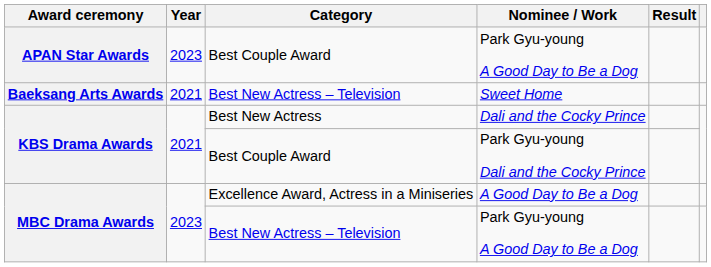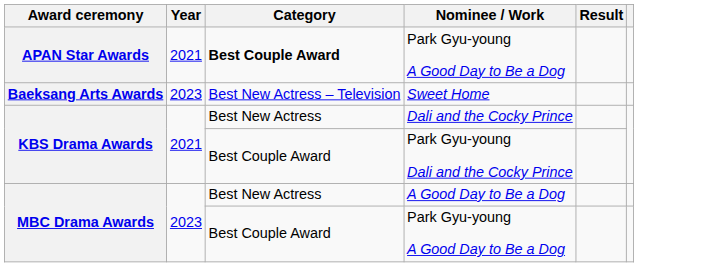(186, 54) 2023 -> (186, 54) 2021
(270, 54) normal -> (274, 54) bold
(186, 93) 2021 -> (186, 93) 2023
(341, 194) Excellence Award, Actress in a Miniseries -> (265, 194) Best New Actress
(305, 233) Best New Actress – Television -> (270, 233) Best Couple Award
